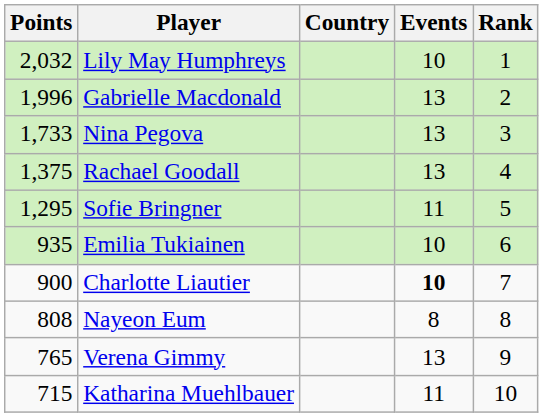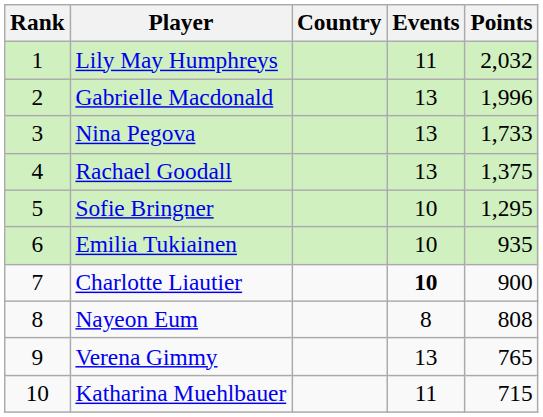columns swapped: (505, 23) <-> (41, 23)
(434, 60) 10 -> (426, 60) 11
(434, 208) 11 -> (426, 208) 10
